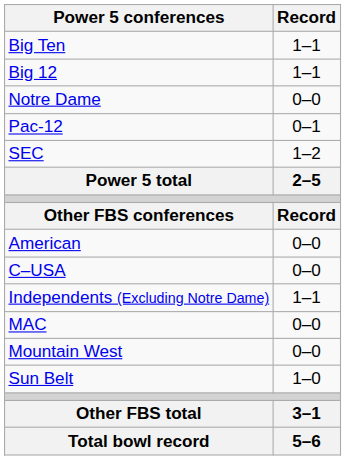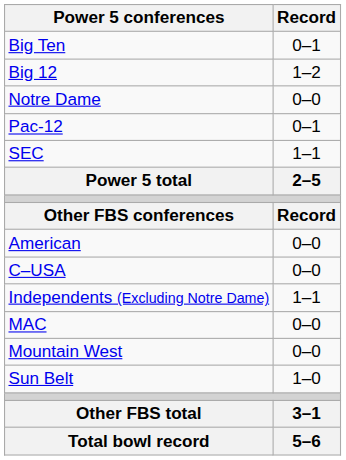(307, 45) 1–1 -> (307, 45) 0–1
(307, 72) 1–1 -> (307, 72) 1–2
(307, 153) 1–2 -> (307, 153) 1–1
